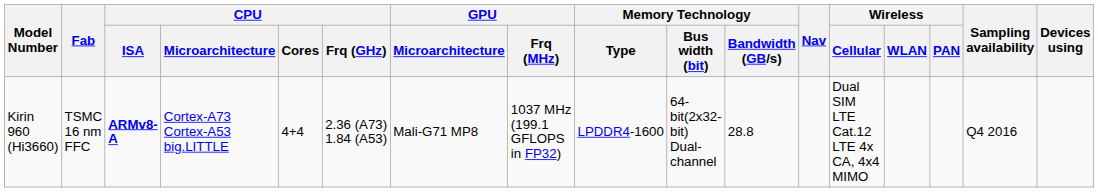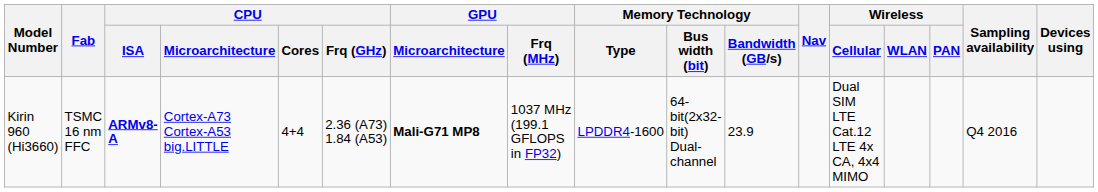(436, 131) normal -> (436, 131) bold
(741, 131) 28.8 -> (741, 131) 23.9
